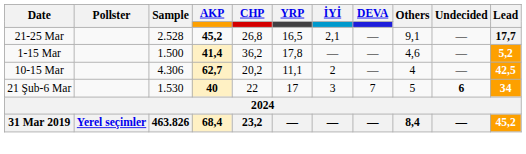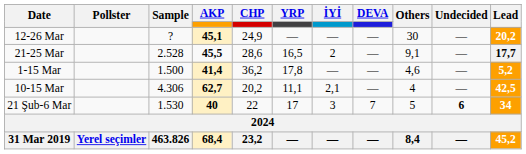+ row: (39, 35)
(212, 35) 45,2 -> (212, 52) 45,5
(252, 35) 26,8 -> (252, 52) 28,6
(333, 35) 2,1 -> (333, 52) 2
(333, 70) 2 -> (333, 87) 2,1
